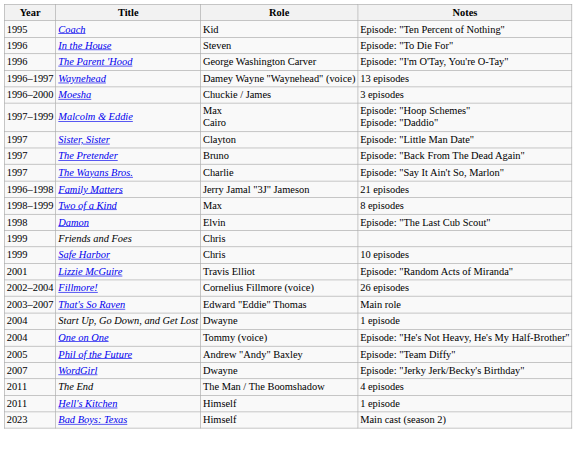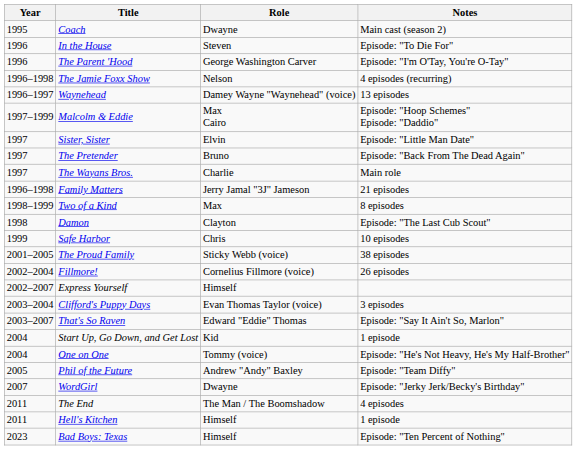(211, 29) Kid -> (220, 29) Dwayne
(433, 29) Episode: "Ten Percent of Nothing" -> (403, 29) Main cast (season 2)
+ row: (104, 78)
- row: (75, 95)
(219, 139) Clayton -> (214, 139) Elvin
(432, 172) Episode: "Say It Ain't So, Marlon" -> (381, 172) Main role
(214, 222) Elvin -> (219, 222) Clayton
- row: (95, 238)
- row: (90, 271)
+ row: (96, 255)
+ row: (93, 288)
+ row: (104, 304)
(381, 304) Main role -> (432, 321) Episode: "Say It Ain't So, Marlon"
(220, 321) Dwayne -> (211, 337) Kid
(403, 420) Main cast (season 2) -> (433, 436) Episode: "Ten Percent of Nothing"
